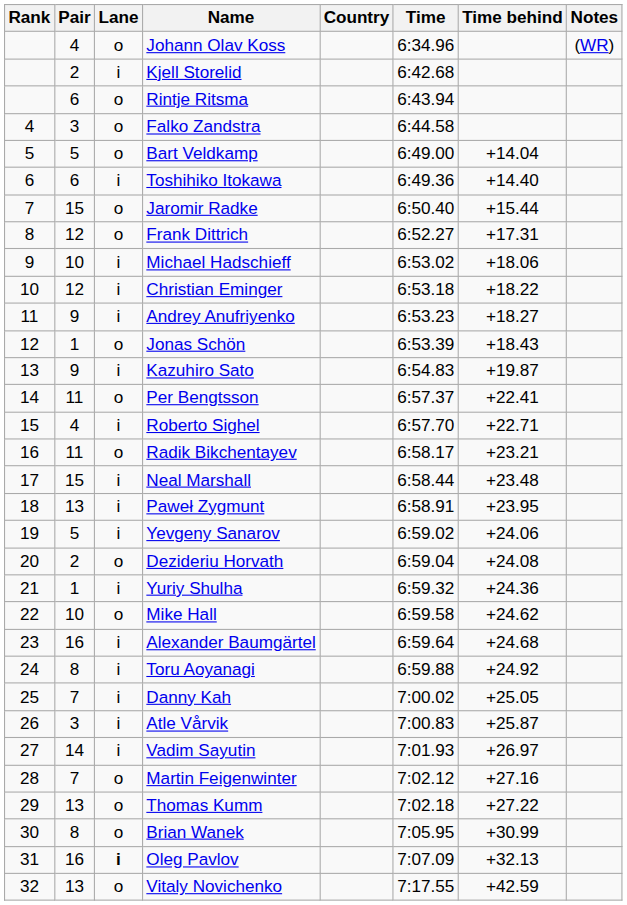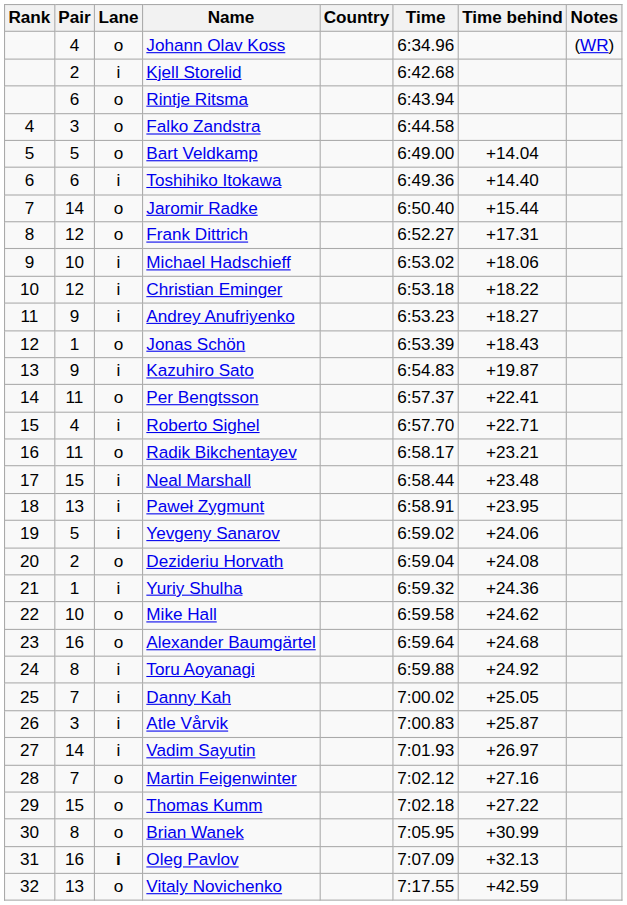(74, 208) 15 -> (74, 208) 14
(118, 642) i -> (118, 642) o
(74, 805) 13 -> (74, 805) 15
